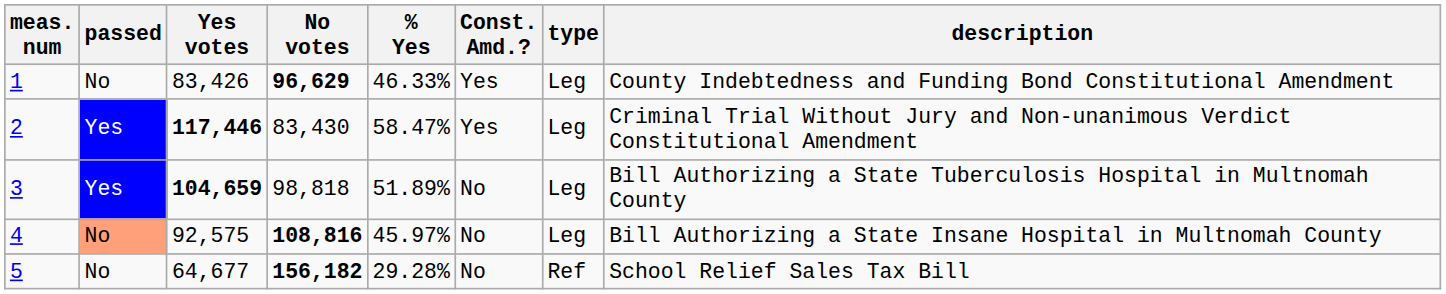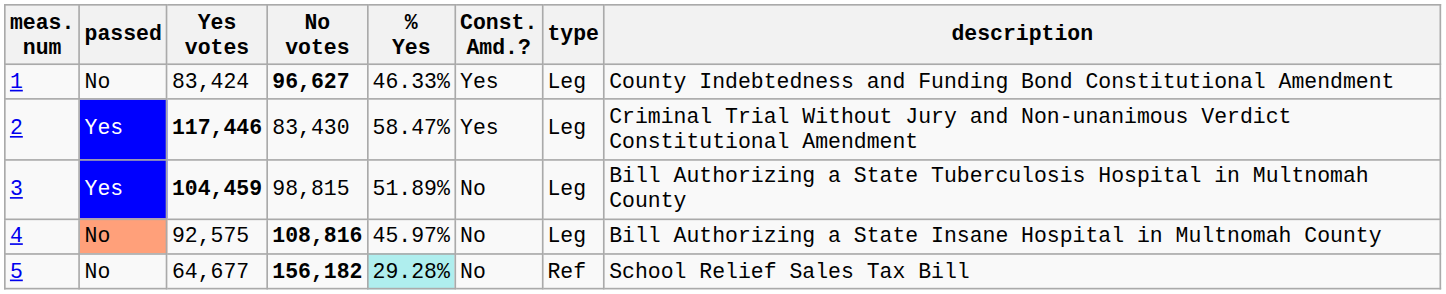(211, 82) 83,426 -> (211, 82) 83,424
(311, 82) 96,629 -> (311, 82) 96,627
(217, 189) 104,659 -> (217, 189) 104,459
(311, 189) 98,818 -> (311, 189) 98,815
(411, 271) no background -> (411, 271) paleturquoise background
